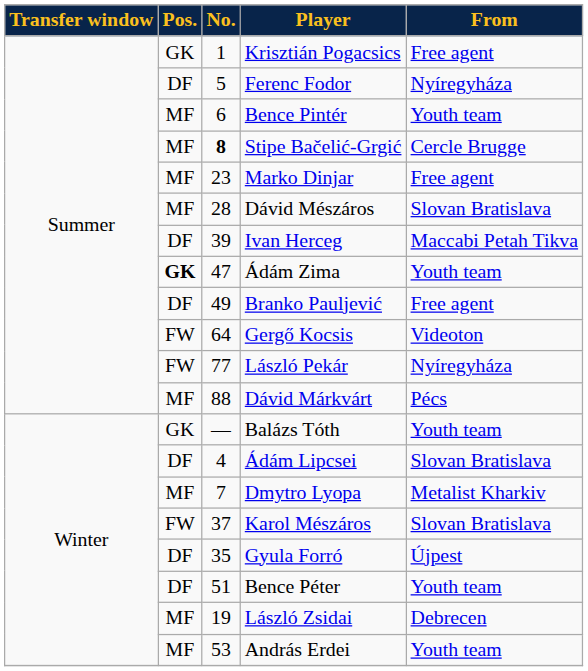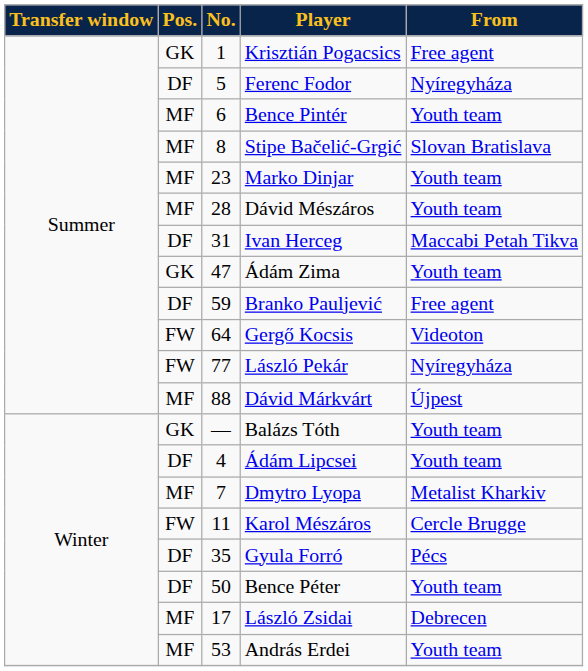(221, 146) bold -> (221, 146) normal
(468, 146) Cercle Brugge -> (481, 146) Slovan Bratislava
(452, 177) Free agent -> (456, 177) Youth team
(481, 209) Slovan Bratislava -> (456, 209) Youth team
(221, 240) 39 -> (221, 240) 31
(180, 271) bold -> (180, 271) normal
(221, 303) 49 -> (221, 303) 59
(429, 397) Pécs -> (436, 397) Újpest
(481, 460) Slovan Bratislava -> (456, 460) Youth team
(221, 523) 37 -> (221, 523) 11
(481, 523) Slovan Bratislava -> (468, 523) Cercle Brugge
(436, 555) Újpest -> (429, 555) Pécs
(221, 586) 51 -> (221, 586) 50
(221, 618) 19 -> (221, 618) 17
